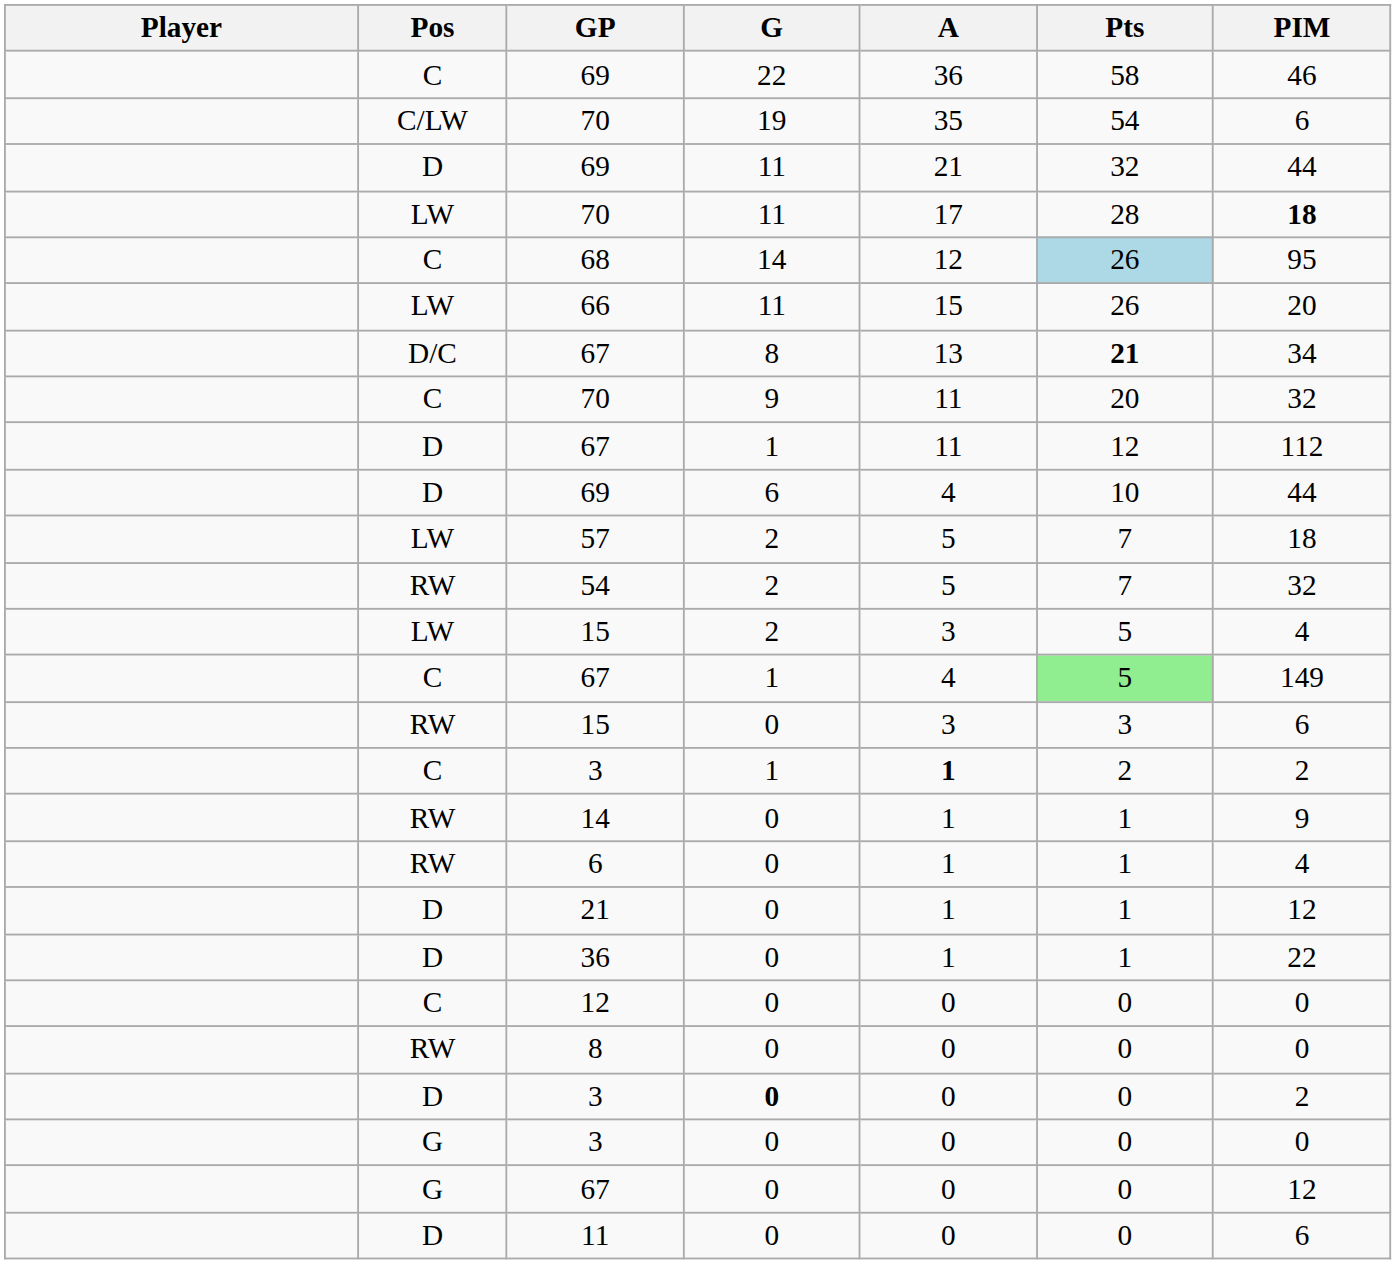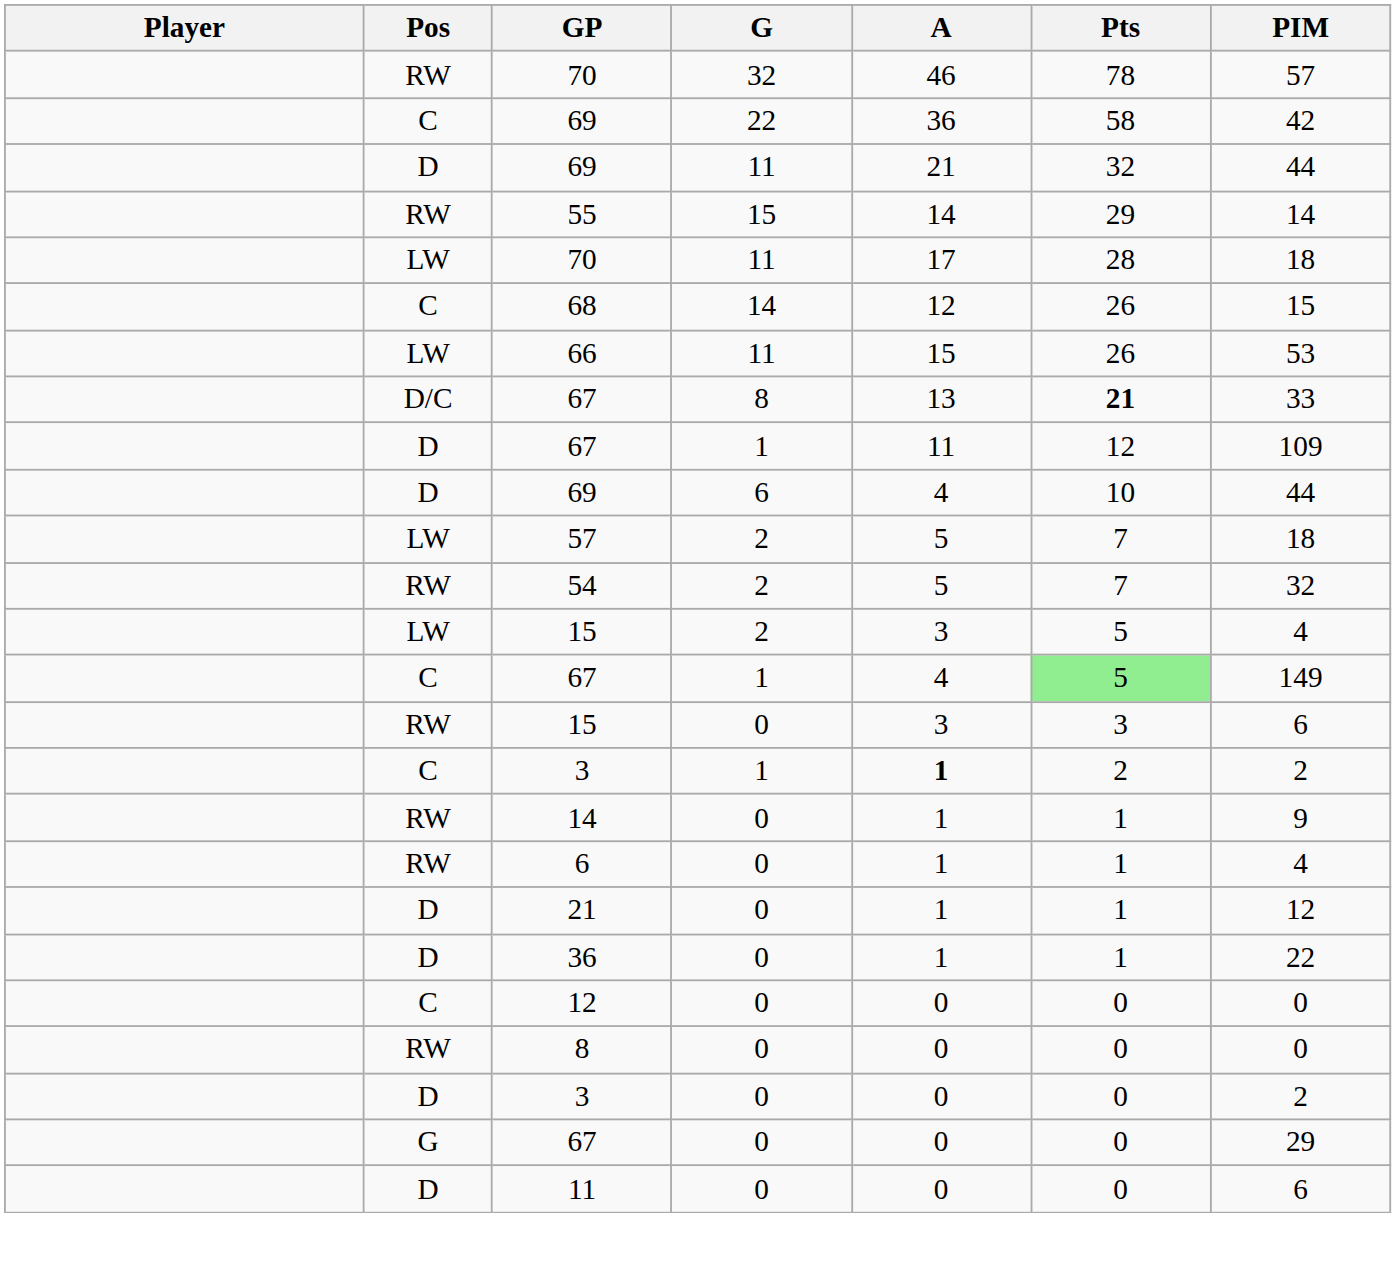+ row: (428, 74)
(1302, 74) 46 -> (1301, 120) 42
- row: (432, 120)
+ row: (428, 213)
(1302, 213) bold -> (1301, 259) normal
(1125, 259) lightblue background -> (1121, 306) no background
(1302, 259) 95 -> (1301, 306) 15
(1302, 306) 20 -> (1301, 352) 53
(1302, 352) 34 -> (1301, 399) 33
- row: (432, 399)
(1302, 445) 112 -> (1301, 445) 109
(772, 1095) bold -> (762, 1095) normal
- row: (432, 1142)
(1302, 1188) 12 -> (1301, 1142) 29
